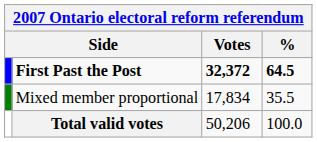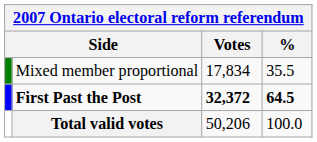rows swapped: (79, 71) <-> (107, 97)
